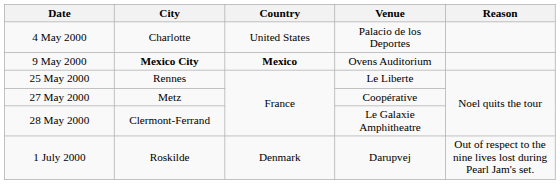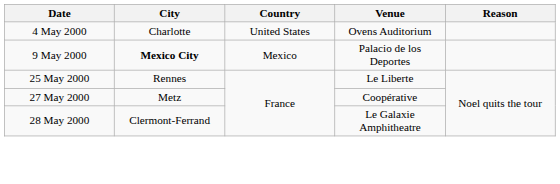(390, 37) Palacio de los Deportes -> (390, 31) Ovens Auditorium
(280, 61) bold -> (280, 55) normal
(390, 61) Ovens Auditorium -> (390, 55) Palacio de los Deportes
- row: (59, 157)
